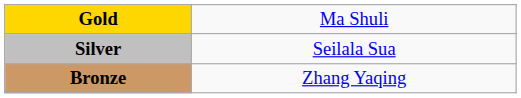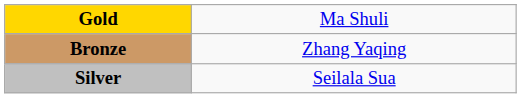rows swapped: (98, 48) <-> (98, 78)
